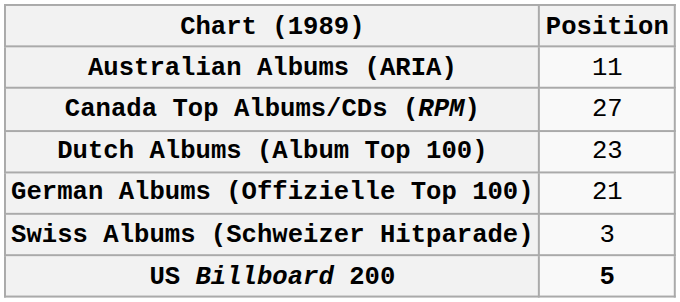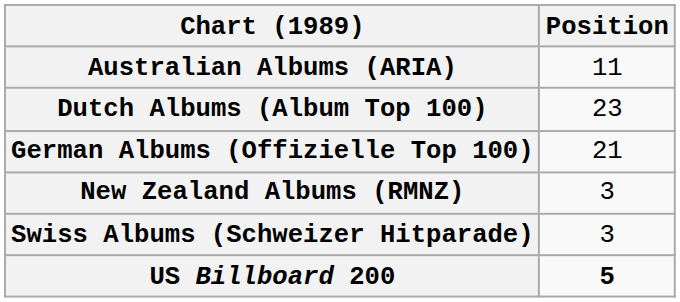- row: (272, 109)
+ row: (272, 193)
